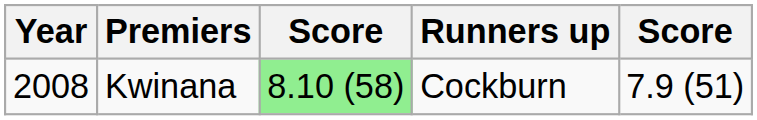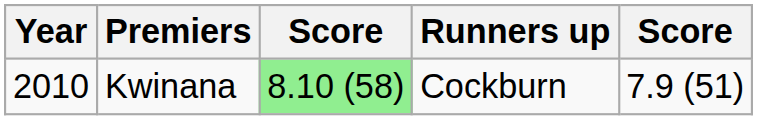(51, 85) 2008 -> (51, 85) 2010
